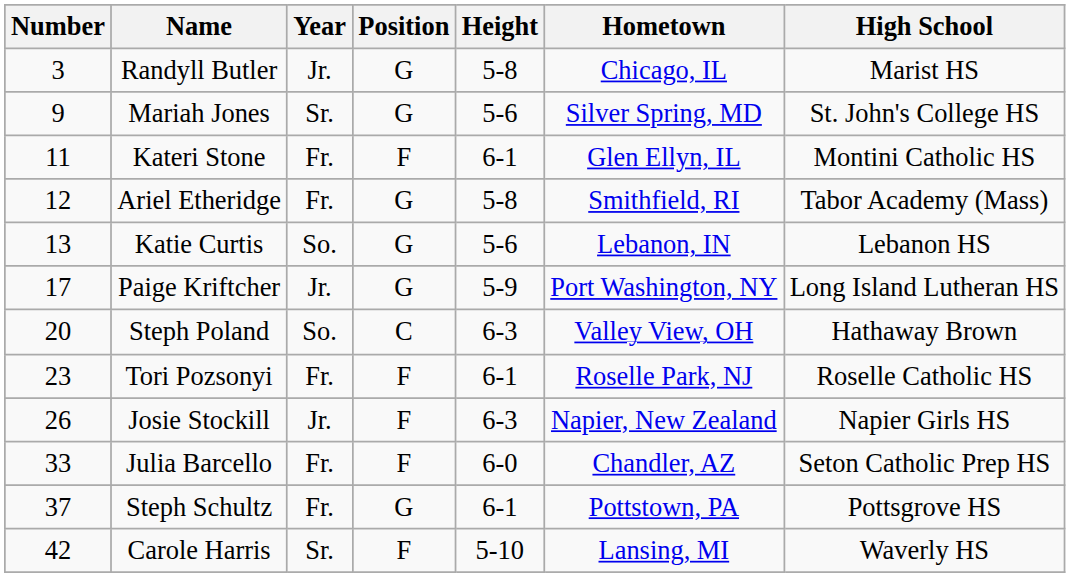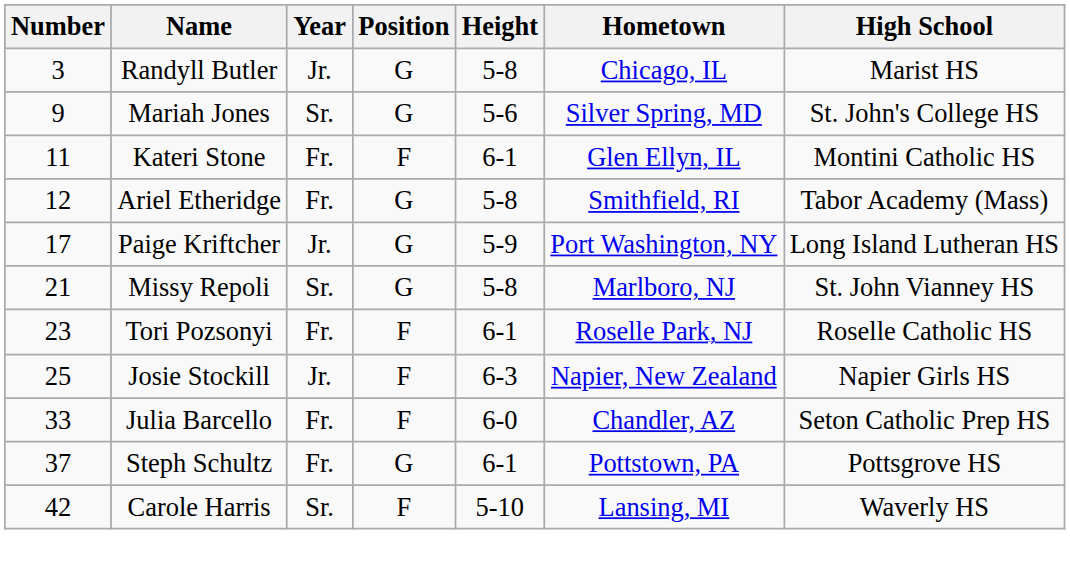- row: (199, 244)
- row: (199, 331)
+ row: (199, 288)
(58, 418) 26 -> (58, 375) 25
